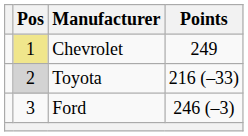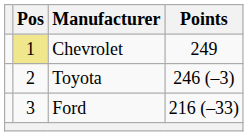(31, 78) lightgrey background -> (31, 78) no background
(204, 78) 216 (–33) -> (204, 78) 246 (–3)
(204, 108) 246 (–3) -> (204, 108) 216 (–33)
